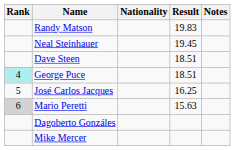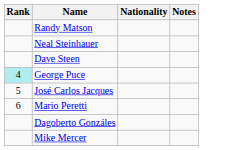- column: (186, 12)
(18, 106) lightgrey background -> (18, 106) no background
